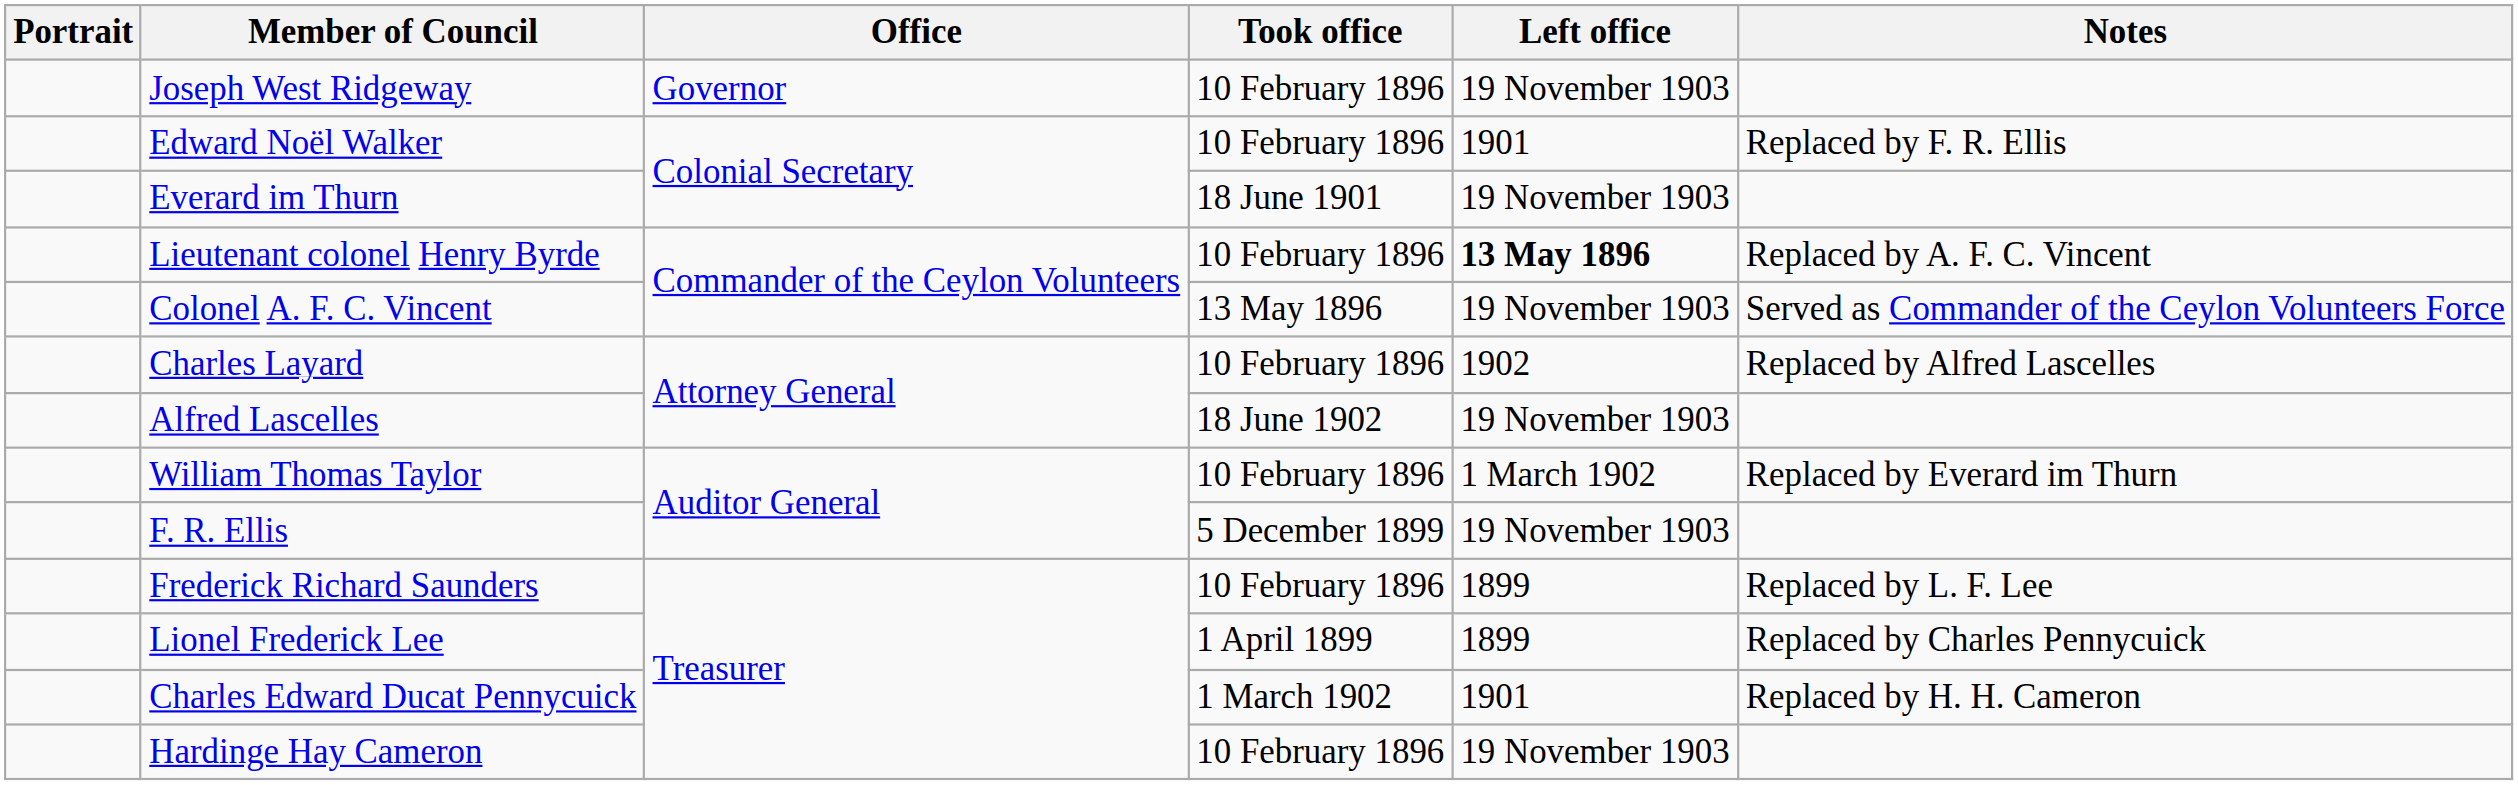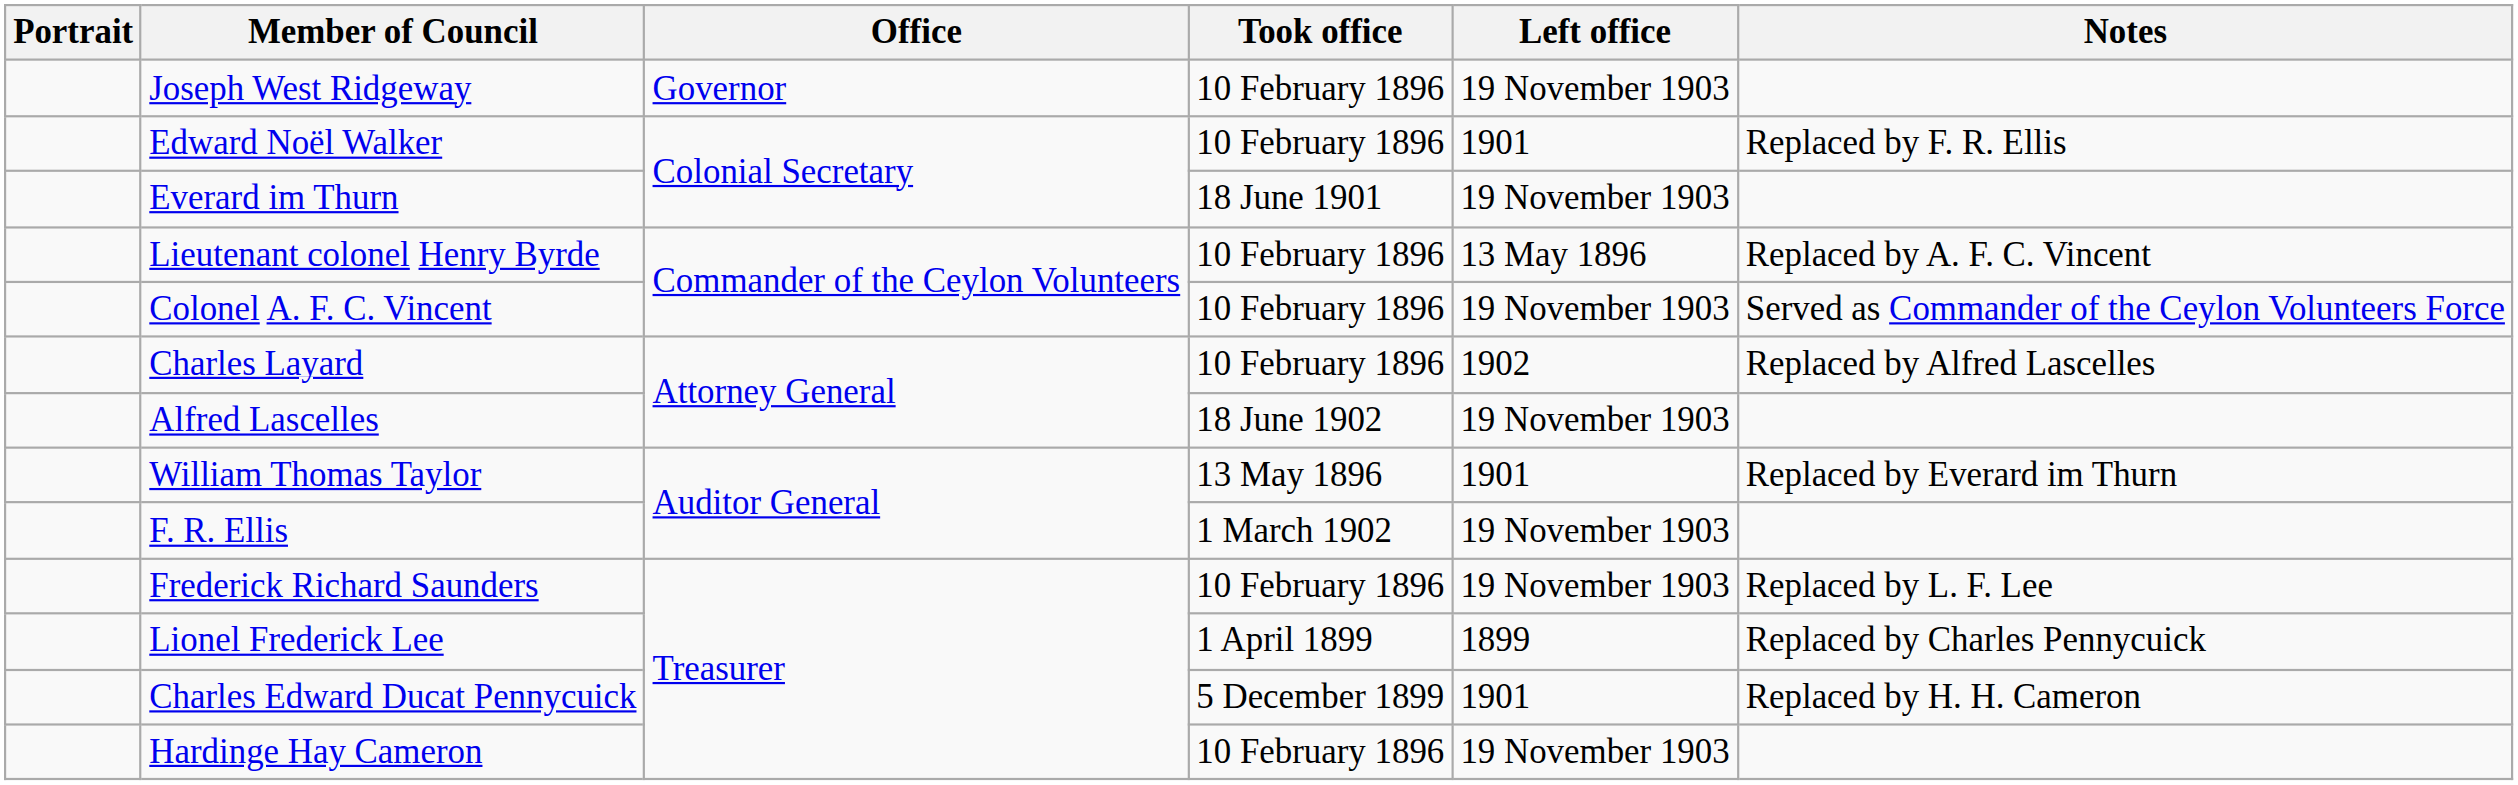(1555, 253) bold -> (1553, 253) normal
(1289, 308) 13 May 1896 -> (1320, 308) 10 February 1896
(1320, 474) 10 February 1896 -> (1289, 474) 13 May 1896
(1558, 474) 1 March 1902 -> (1495, 474) 1901
(1320, 530) 5 December 1899 -> (1294, 530) 1 March 1902
(1495, 585) 1899 -> (1595, 585) 19 November 1903
(1294, 695) 1 March 1902 -> (1320, 695) 5 December 1899
